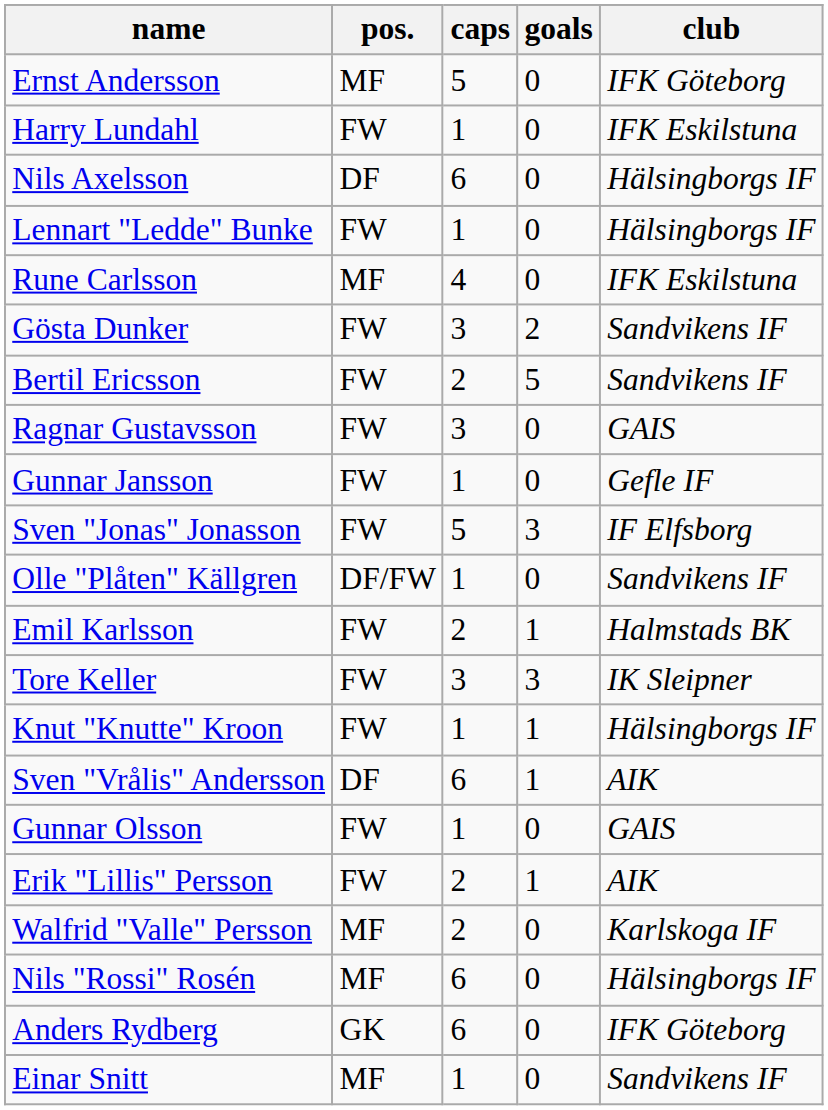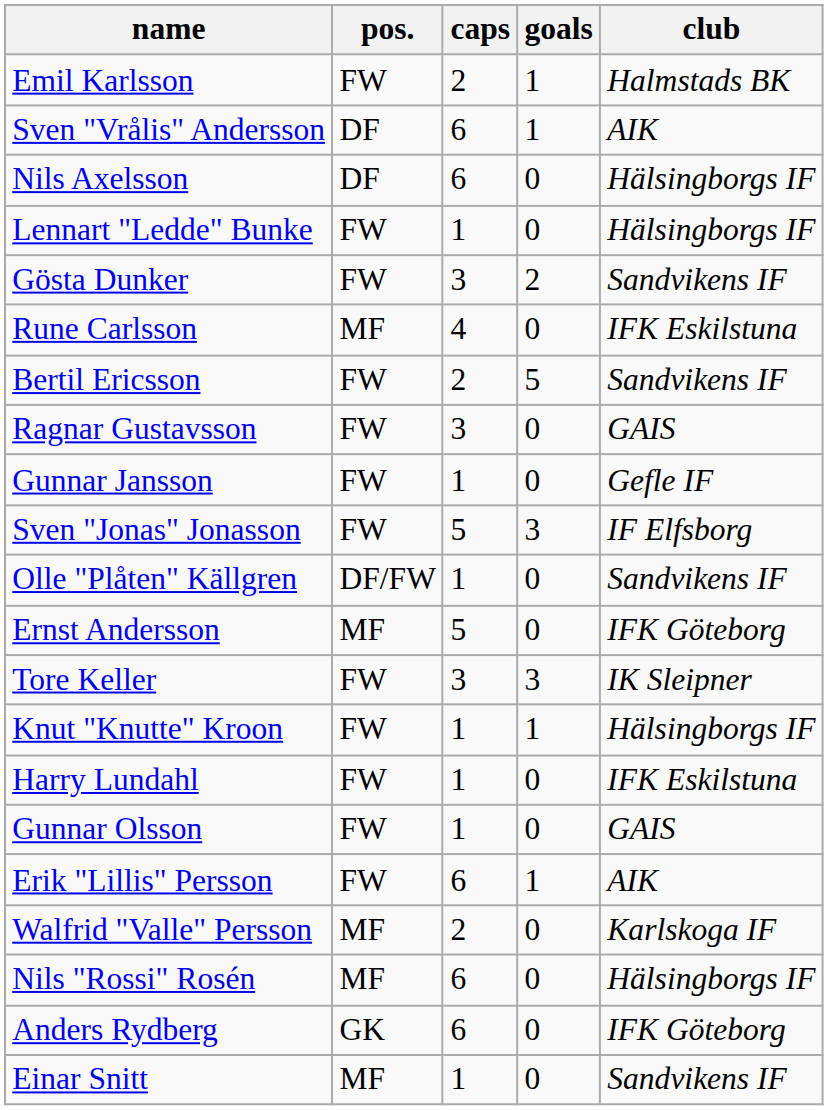rows swapped: (116, 79) <-> (103, 629)
rows swapped: (169, 779) <-> (105, 129)
rows swapped: (105, 279) <-> (100, 329)
(458, 879) 2 -> (458, 879) 6
